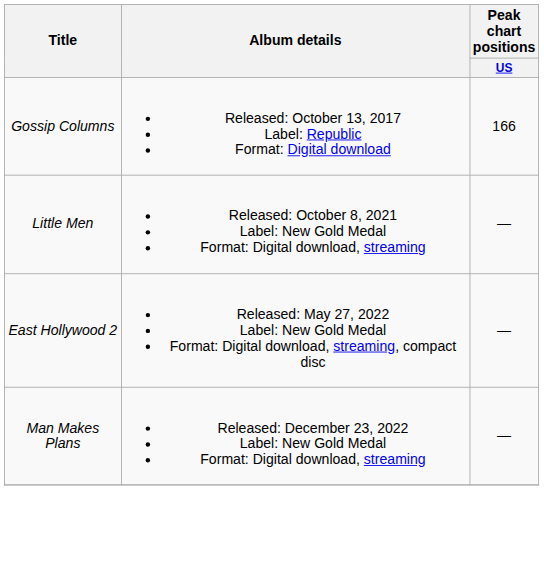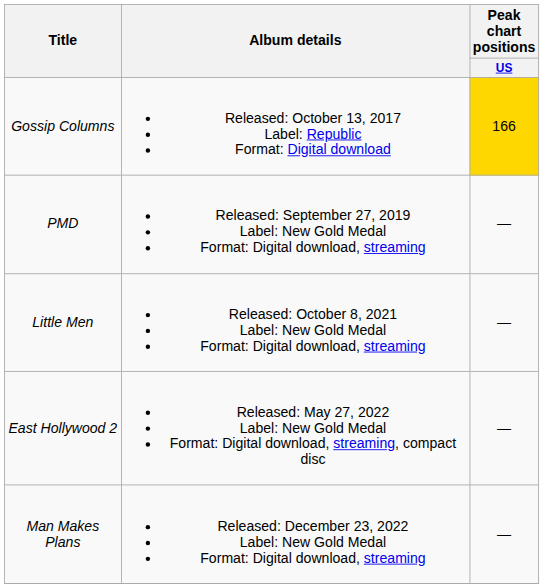(504, 126) no background -> (504, 126) gold background
+ row: (63, 224)
